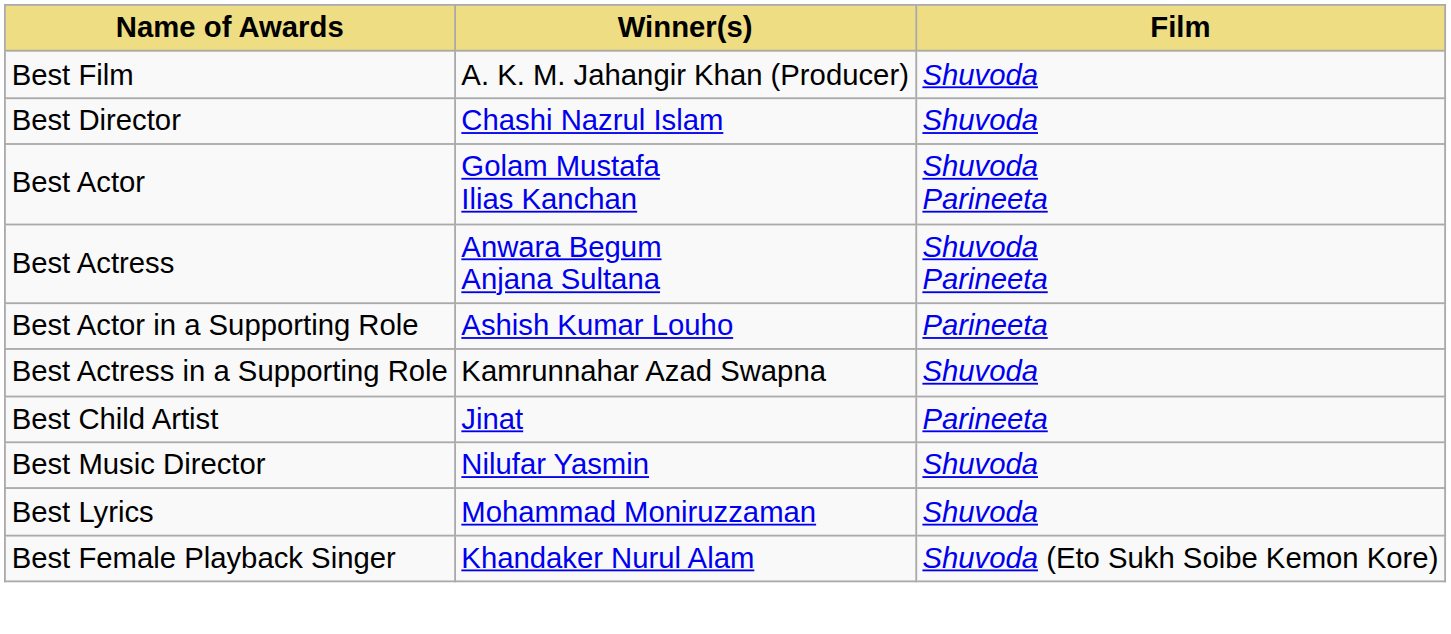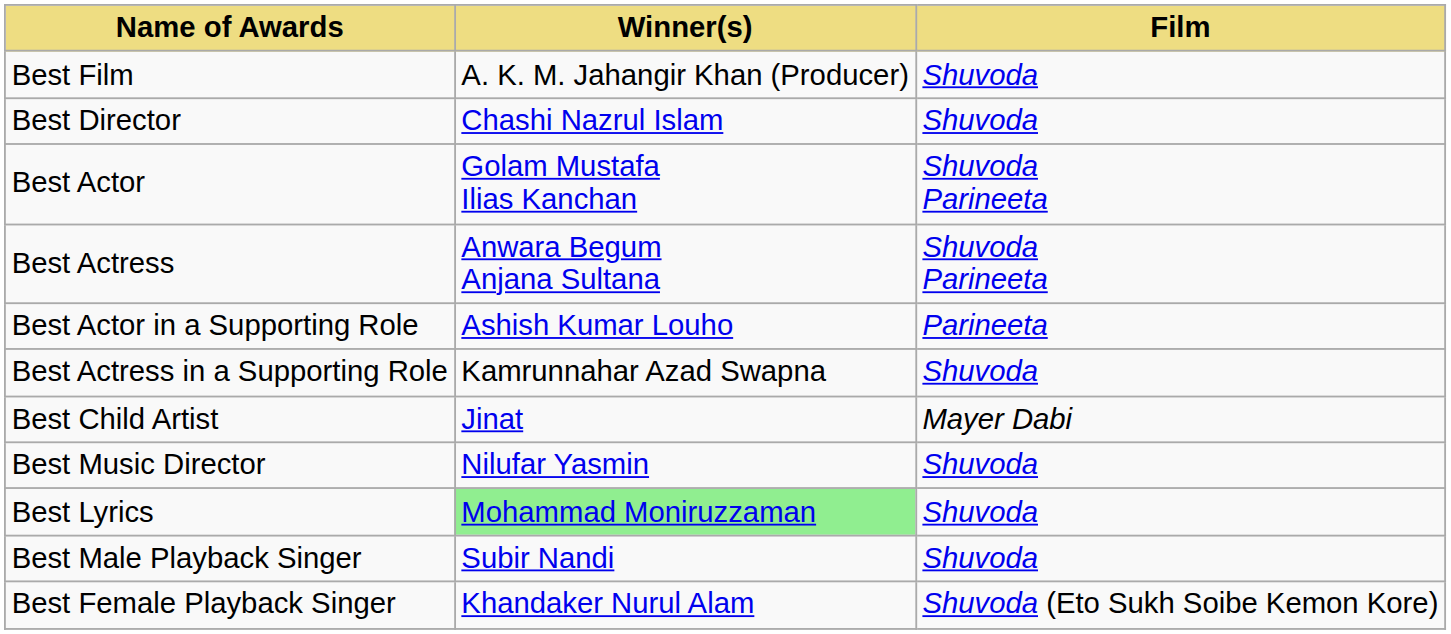(985, 418) Parineeta -> (997, 418) Mayer Dabi
(639, 511) no background -> (639, 511) lightgreen background
+ row: (187, 557)
